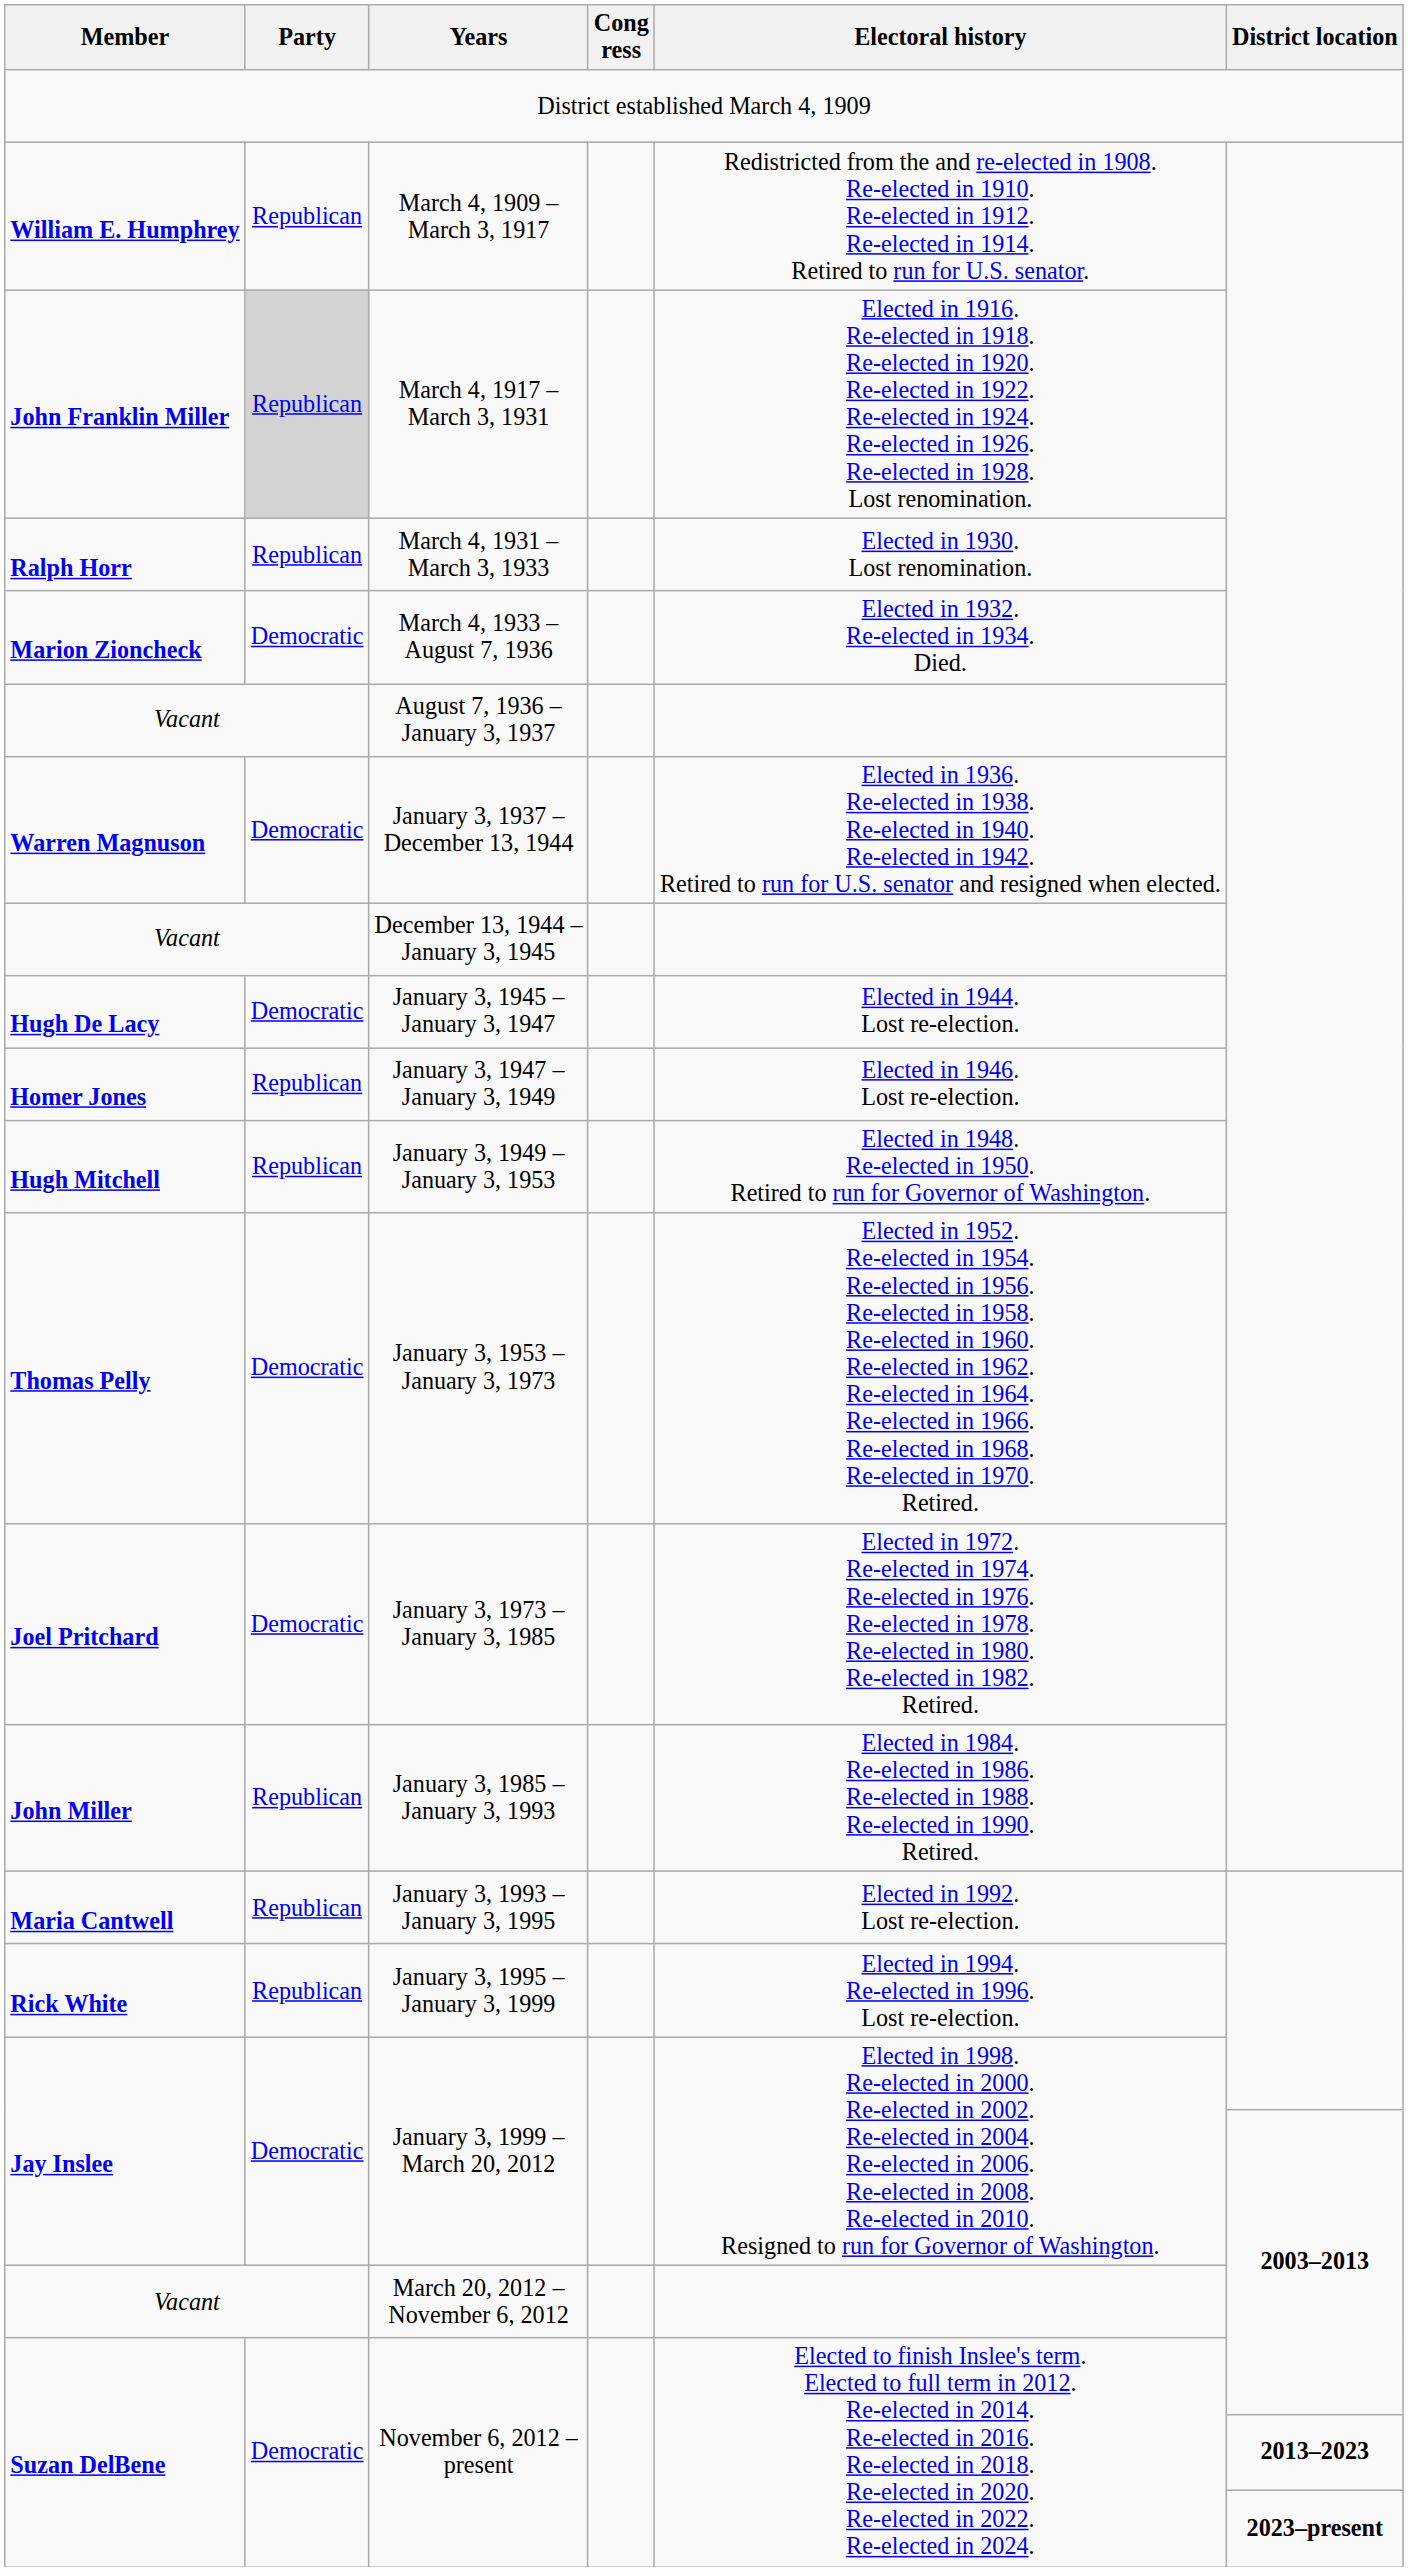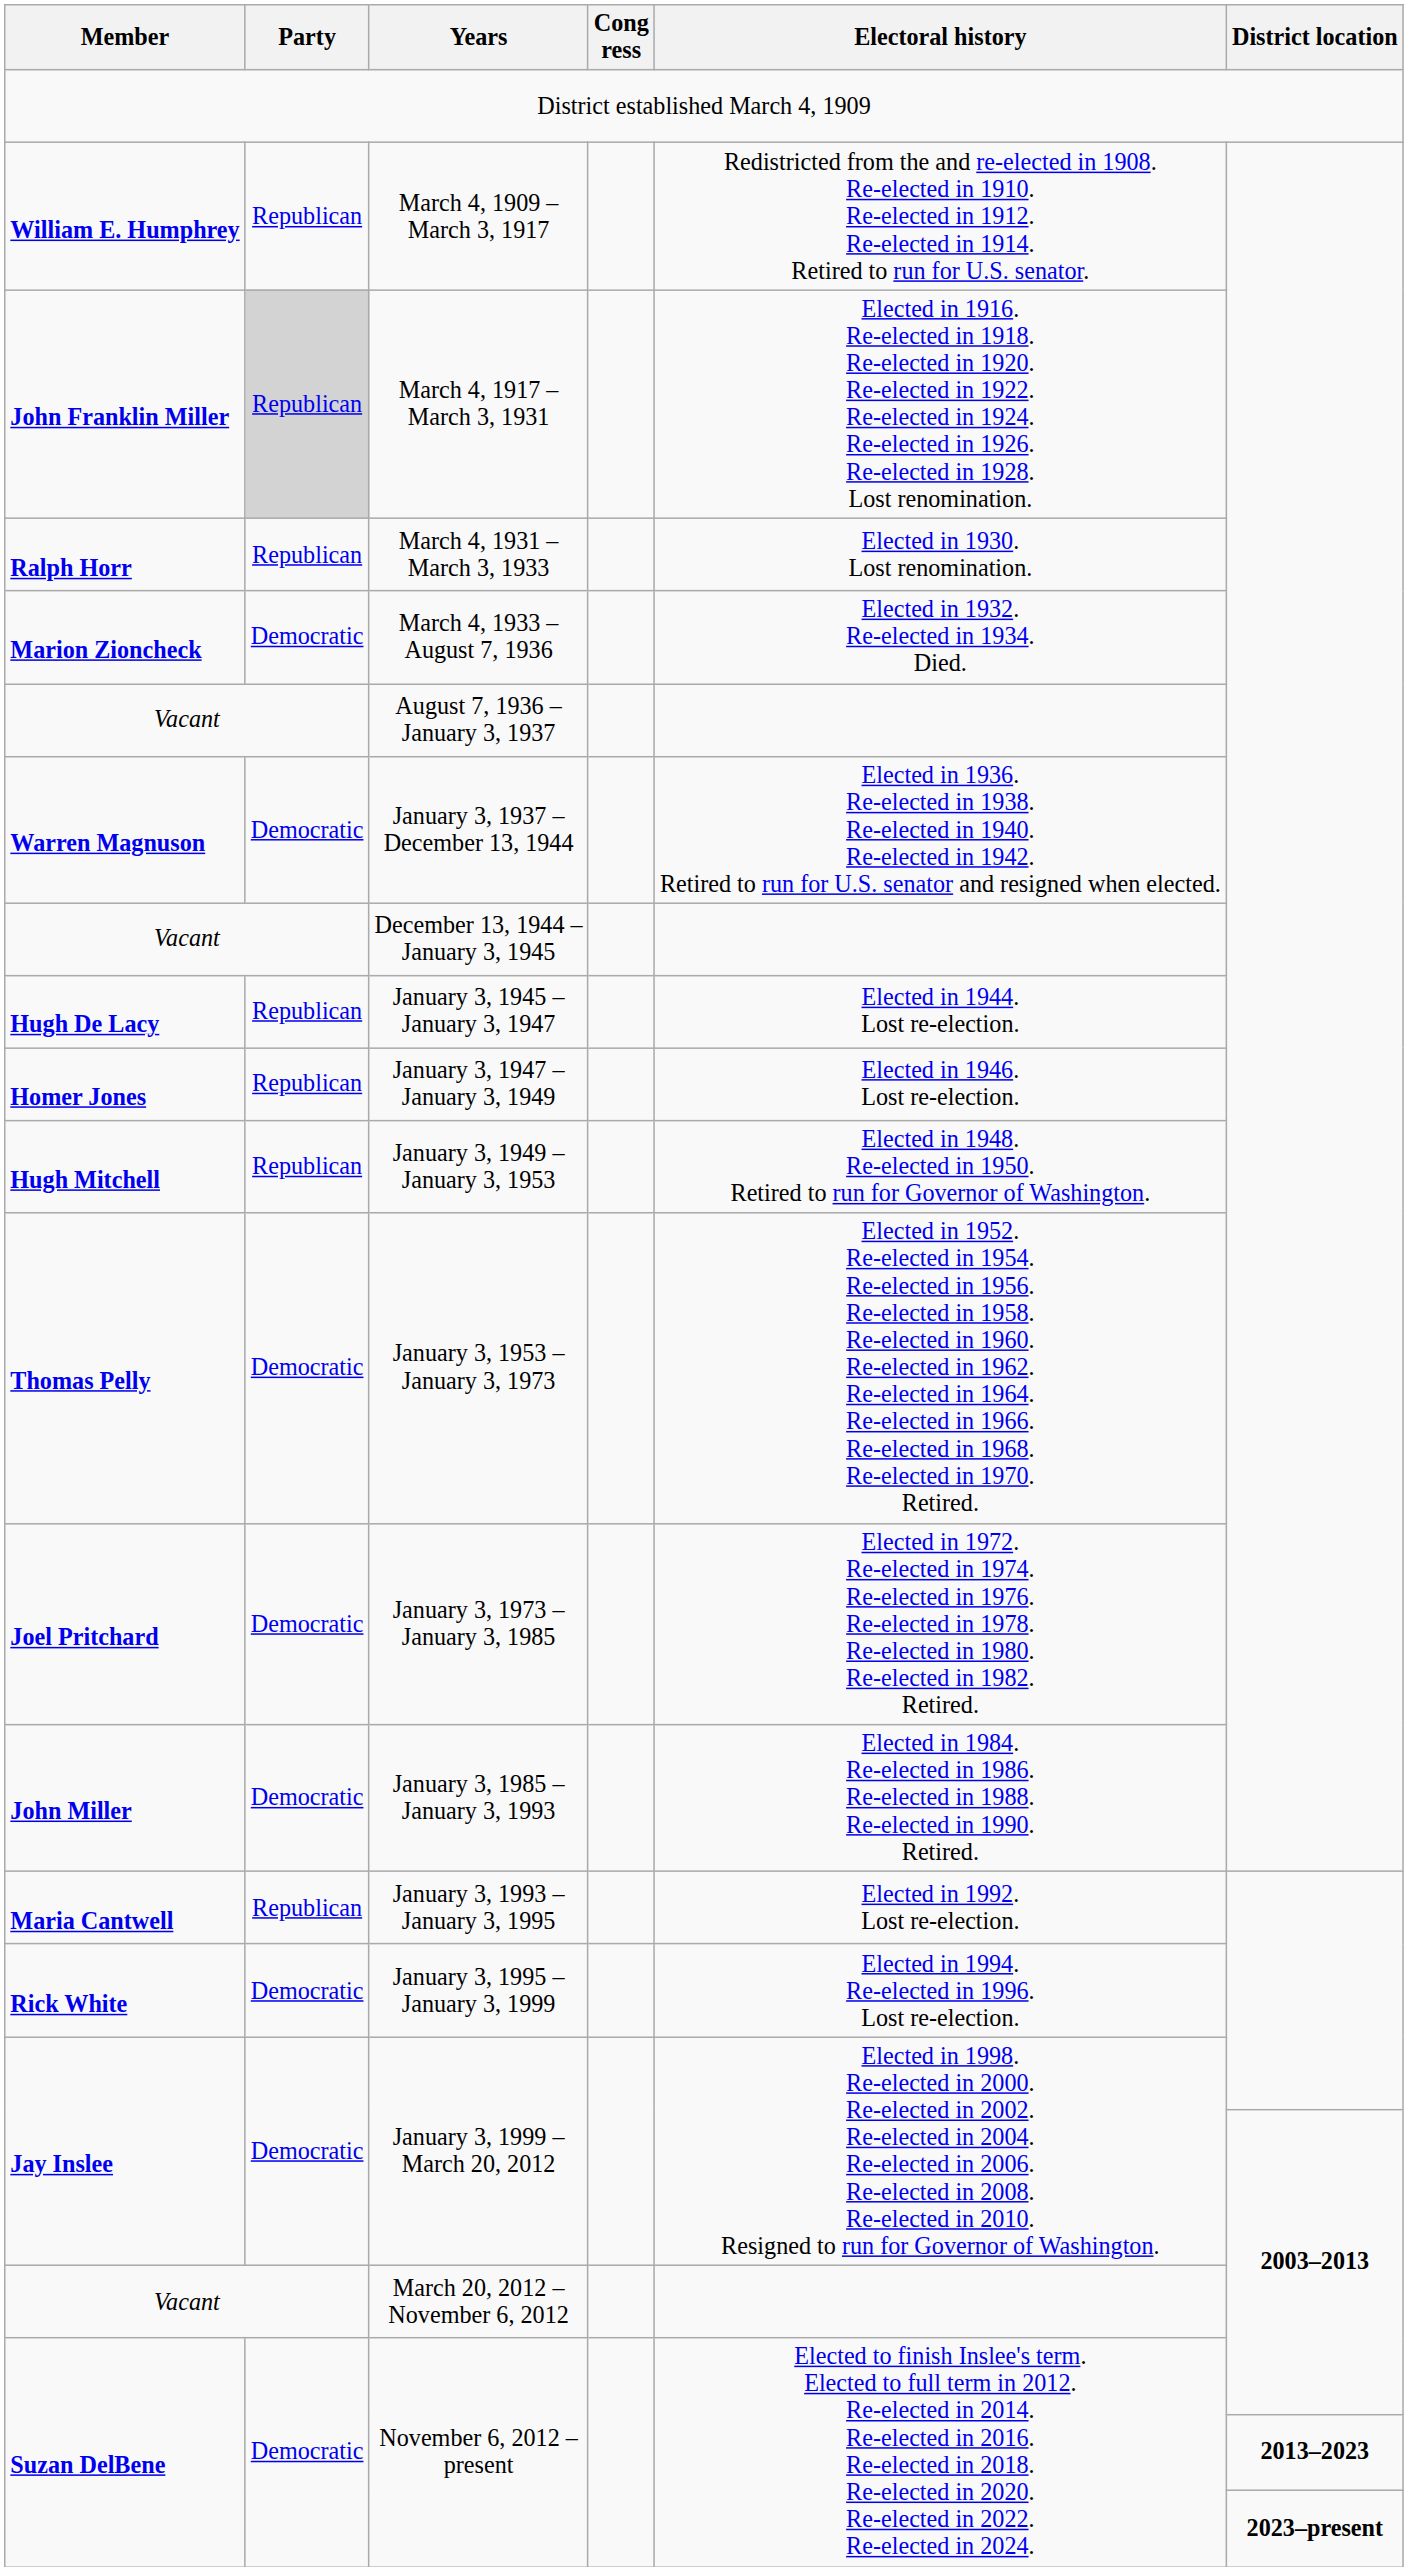(307, 1011) Democratic -> (307, 1011) Republican
(307, 1797) Republican -> (307, 1797) Democratic
(307, 1990) Republican -> (307, 1990) Democratic
